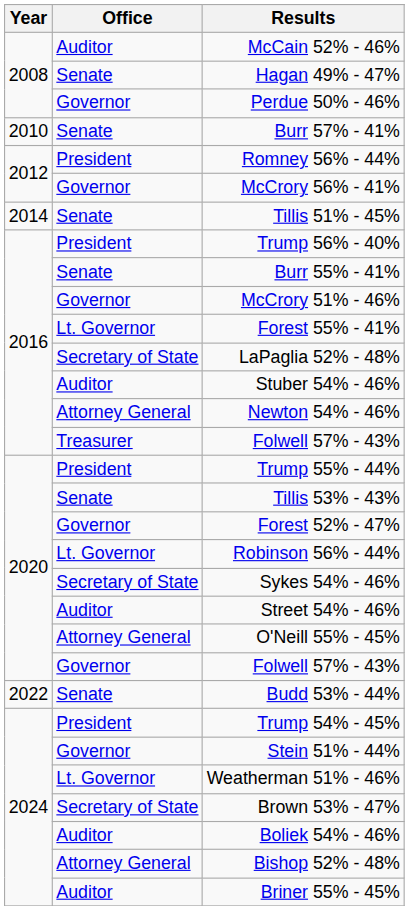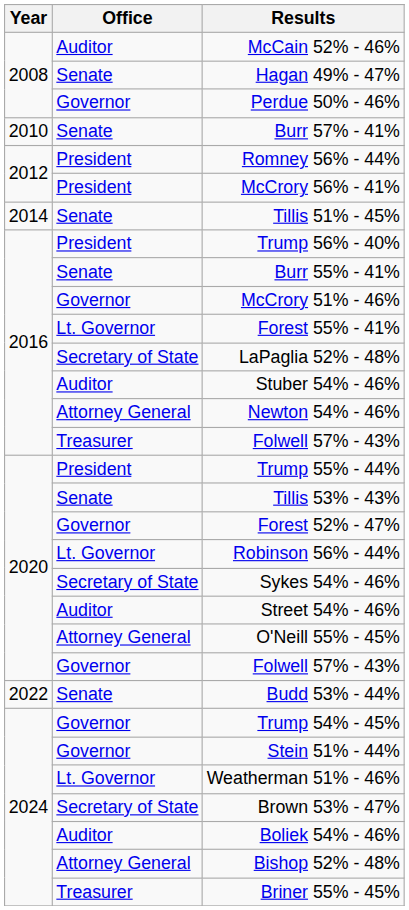(93, 187) Governor -> (94, 187) President
(94, 722) President -> (93, 722) Governor
(84, 891) Auditor -> (95, 891) Treasurer
